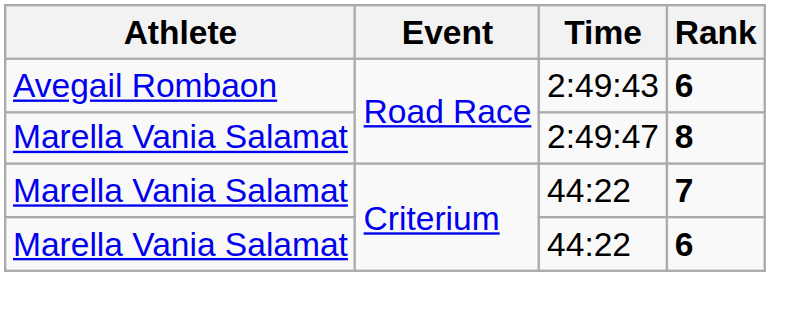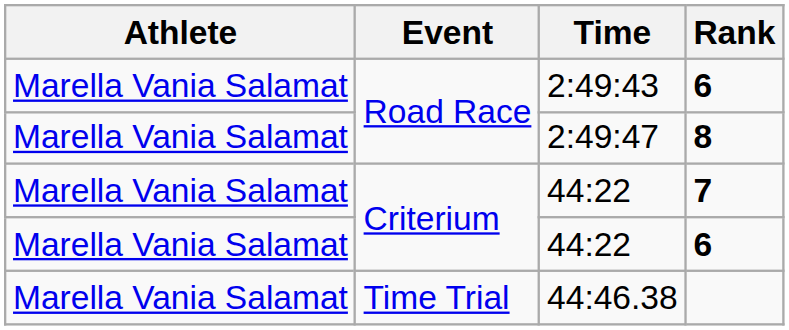(145, 85) Avegail Rombaon -> (180, 85) Marella Vania Salamat
+ row: (612, 297)
